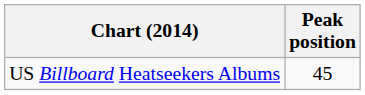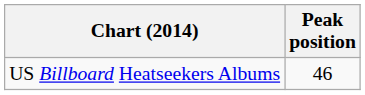(323, 73) 45 -> (323, 73) 46
